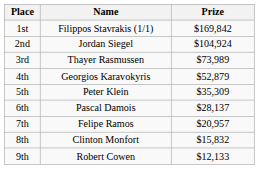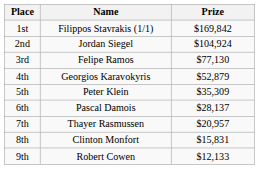(106, 60) Thayer Rasmussen -> (106, 60) Felipe Ramos
(213, 60) $73,989 -> (213, 60) $77,130
(106, 124) Felipe Ramos -> (106, 124) Thayer Rasmussen
(213, 140) $15,832 -> (213, 140) $15,831
